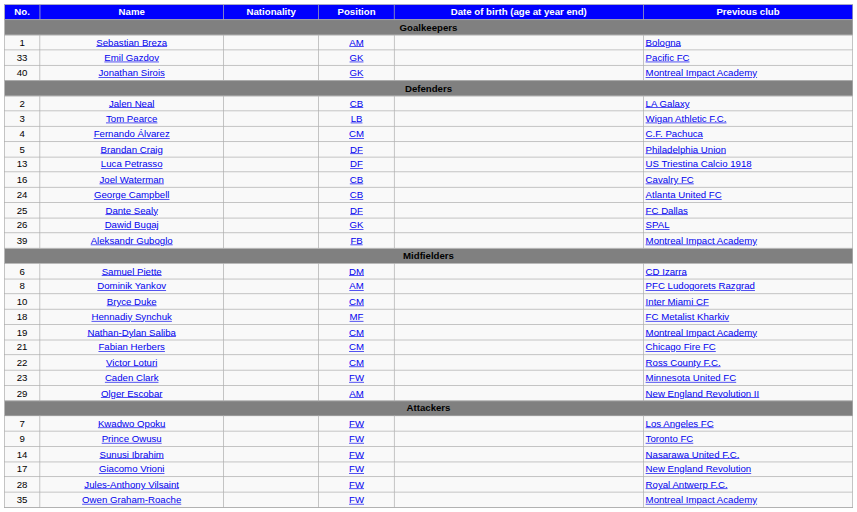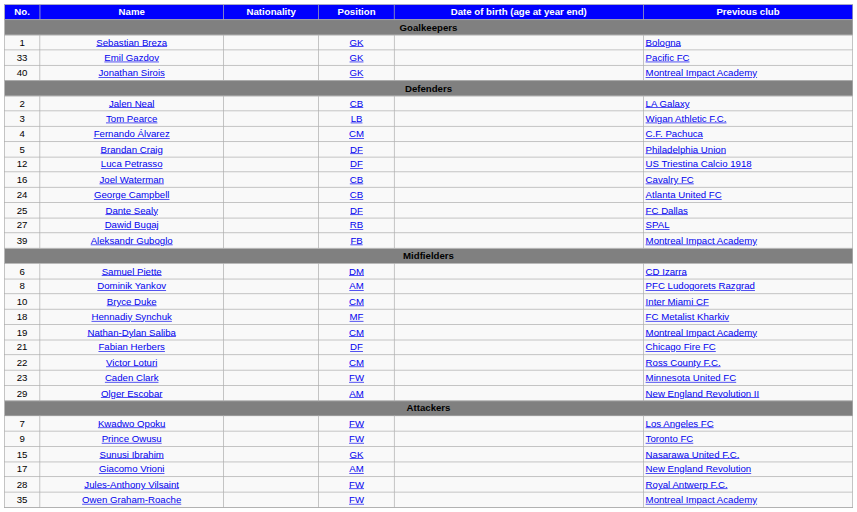(357, 43) AM -> (357, 43) GK
(22, 165) 13 -> (22, 165) 12
(22, 226) 26 -> (22, 226) 27
(357, 226) GK -> (357, 226) RB
(357, 348) CM -> (357, 348) DF
(22, 454) 14 -> (22, 454) 15
(357, 454) FW -> (357, 454) GK
(357, 470) FW -> (357, 470) AM
